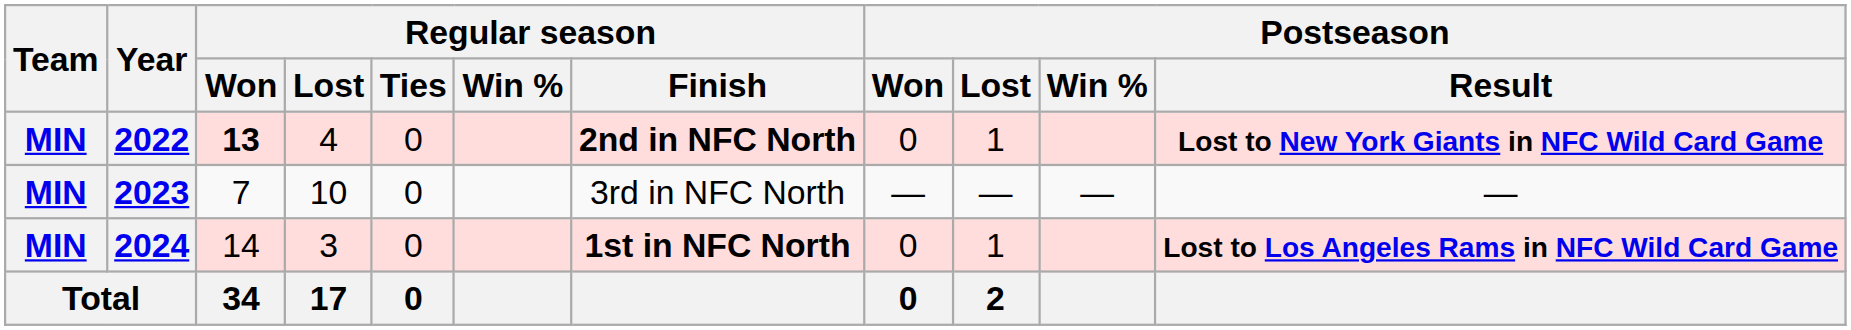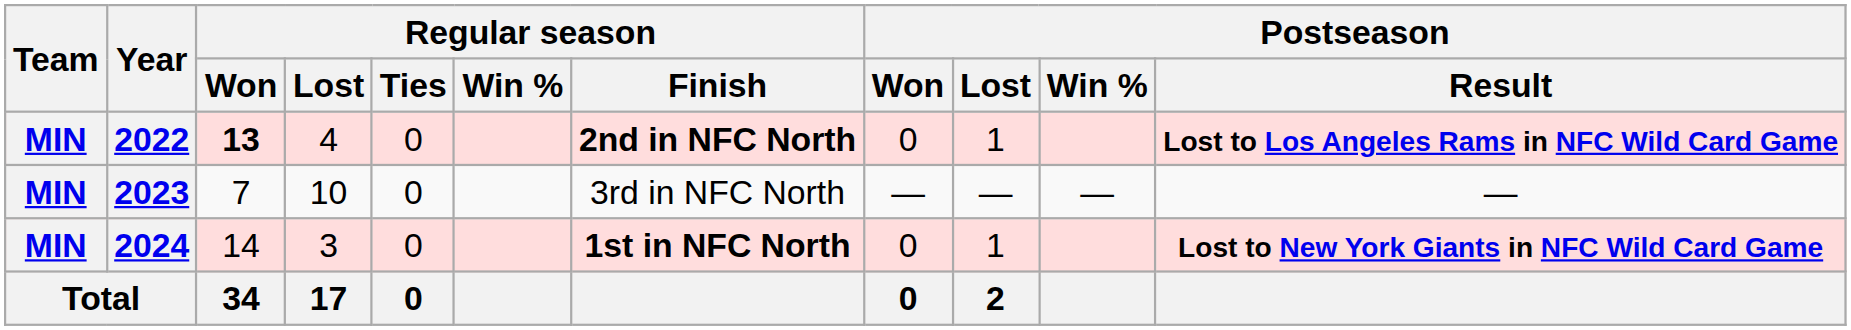(1501, 142) Lost to New York Giants in NFC Wild Card Game -> (1501, 142) Lost to Los Angeles Rams in NFC Wild Card Game
(1501, 249) Lost to Los Angeles Rams in NFC Wild Card Game -> (1501, 249) Lost to New York Giants in NFC Wild Card Game
